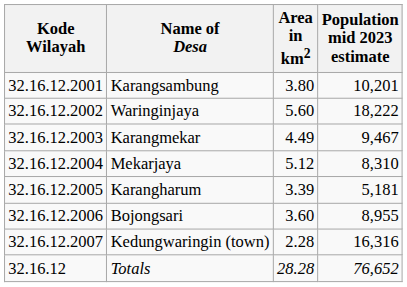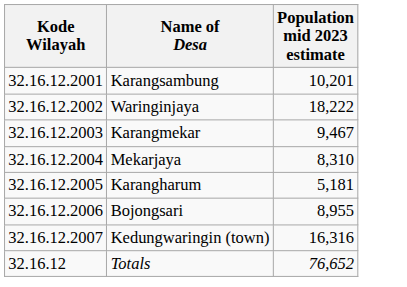- column: (296, 38)
